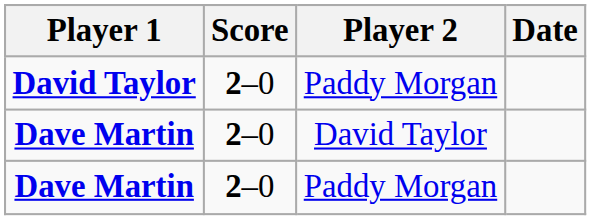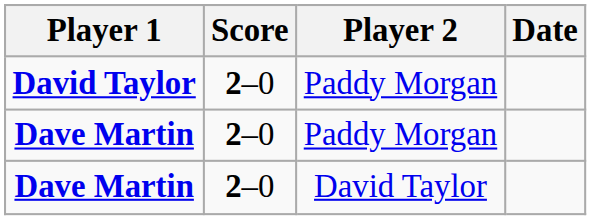rows swapped: (104, 134) <-> (104, 186)
